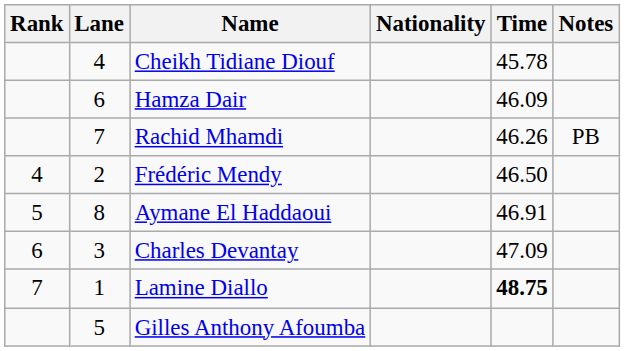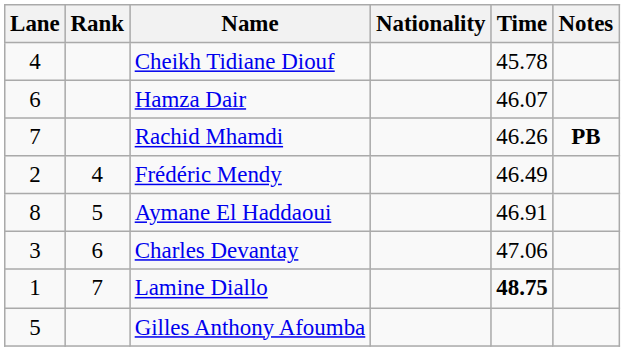columns swapped: (37, 23) <-> (99, 23)
(522, 99) 46.09 -> (522, 99) 46.07
(586, 137) normal -> (586, 137) bold
(522, 174) 46.50 -> (522, 174) 46.49
(522, 250) 47.09 -> (522, 250) 47.06
